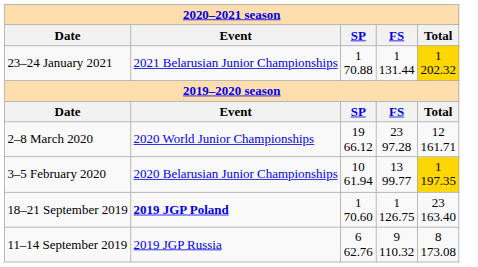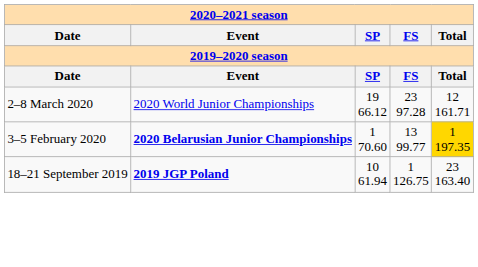- row: (60, 63)
(236, 174) normal -> (243, 139) bold
(358, 174) 10 61.94 -> (372, 139) 1 70.60
(358, 209) 1 70.60 -> (372, 174) 10 61.94
- row: (67, 244)
